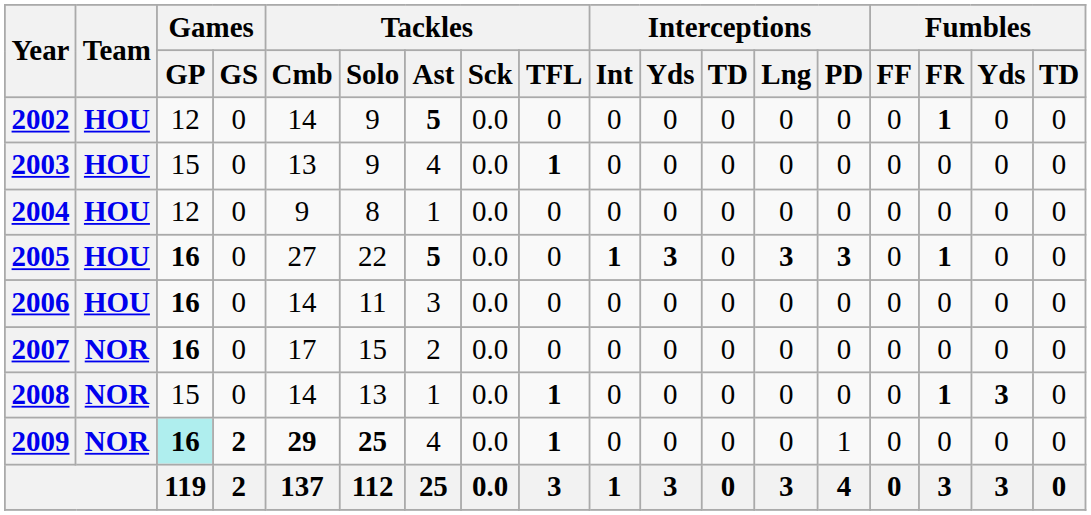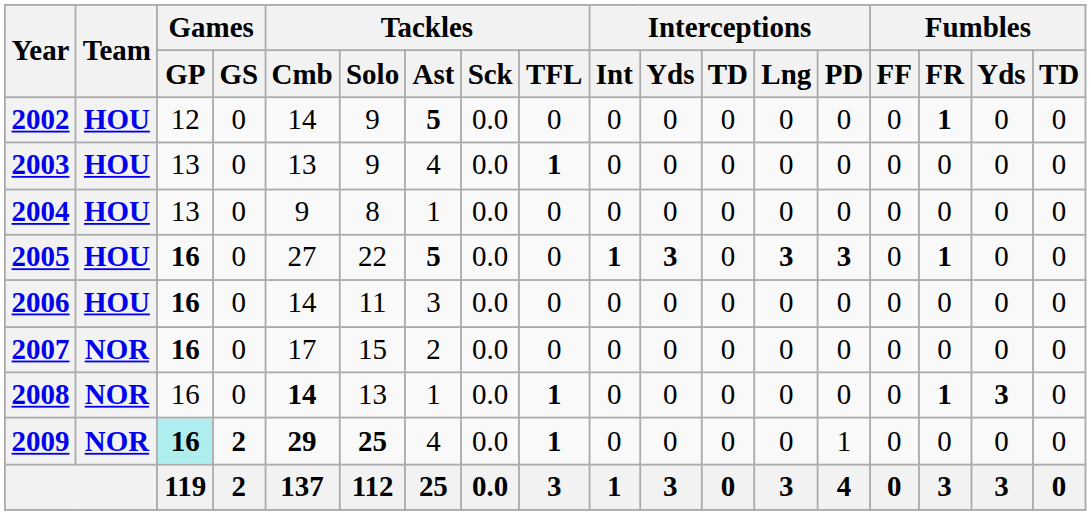(185, 165) 15 -> (185, 165) 13
(185, 211) 12 -> (185, 211) 13
(185, 394) 15 -> (185, 394) 16
(302, 394) normal -> (302, 394) bold
